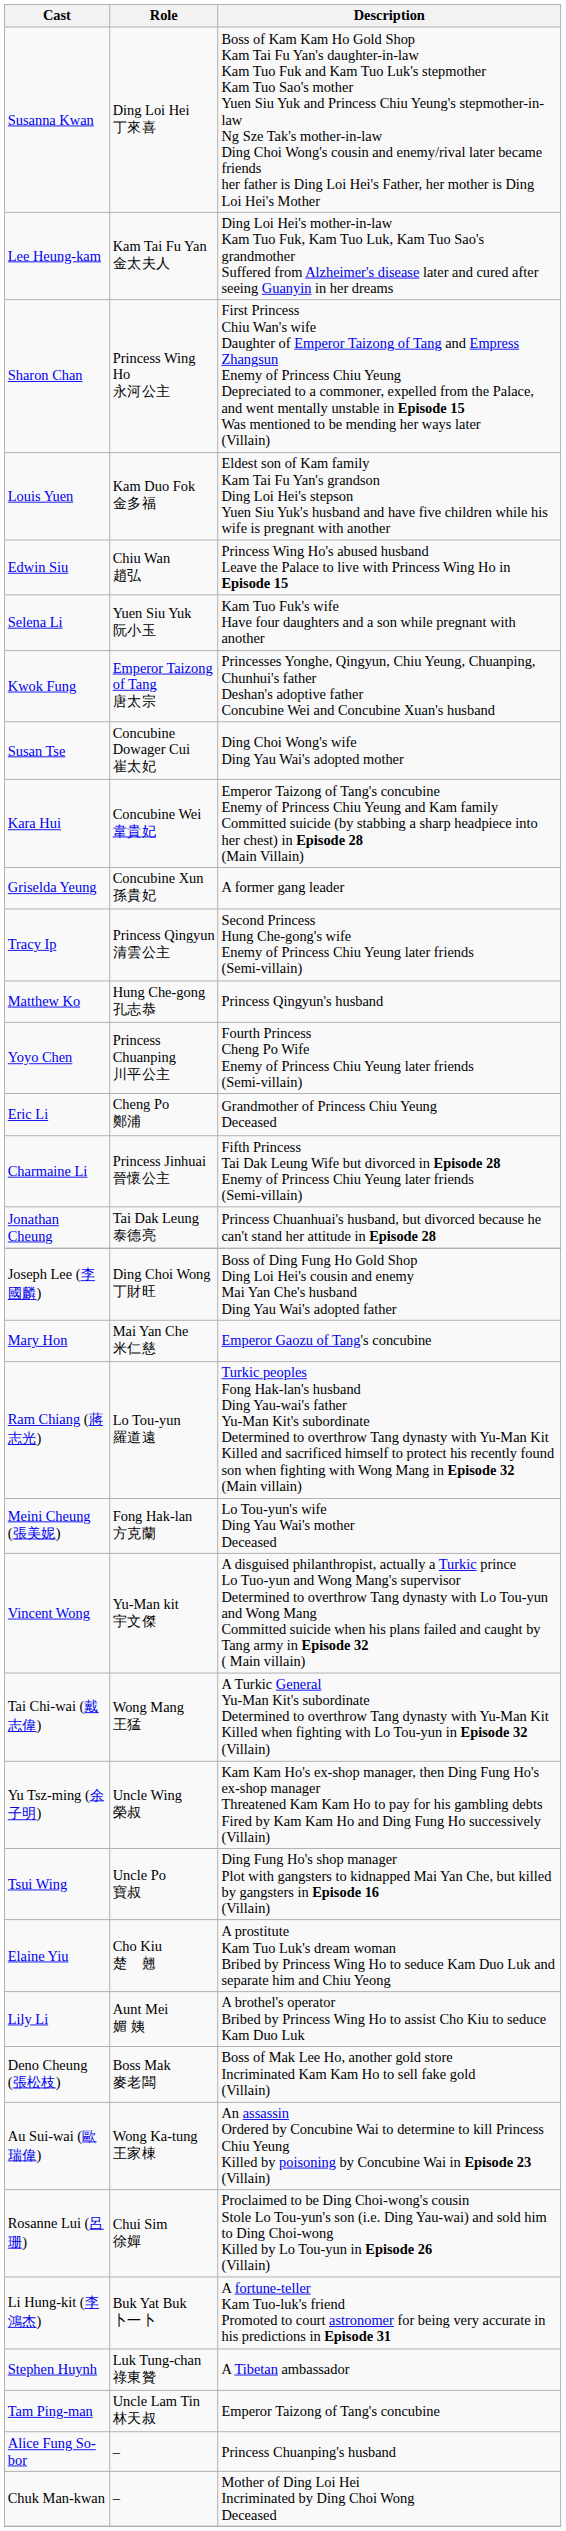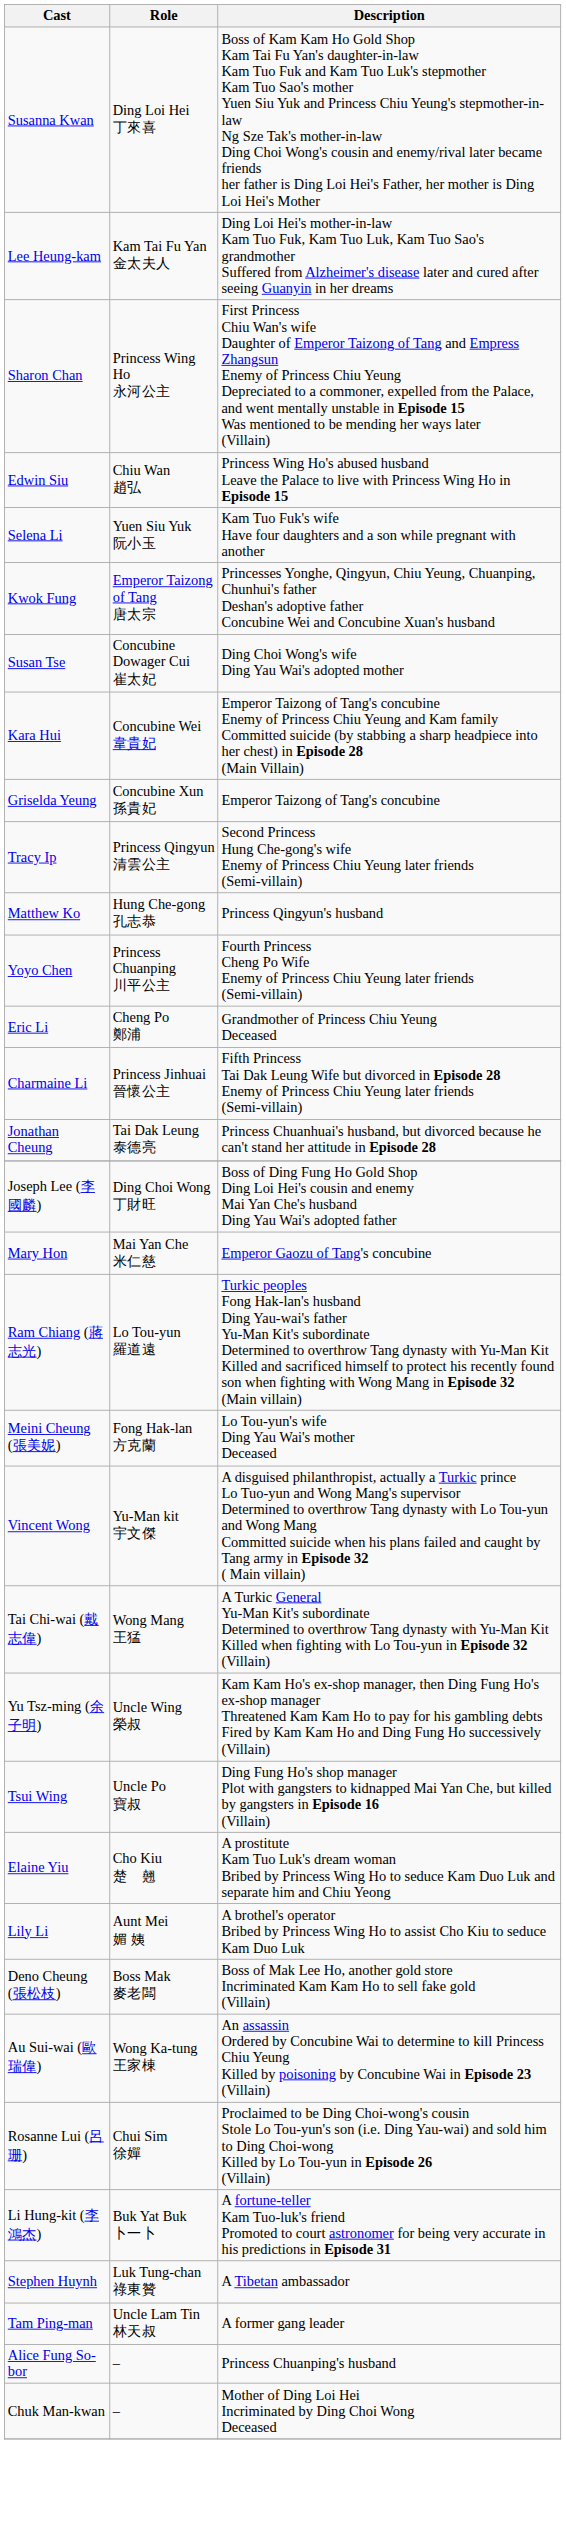- row: (40, 496)
(283, 888) A former gang leader -> (331, 800) Emperor Taizong of Tang's concubine
(331, 2411) Emperor Taizong of Tang's concubine -> (283, 2323) A former gang leader
